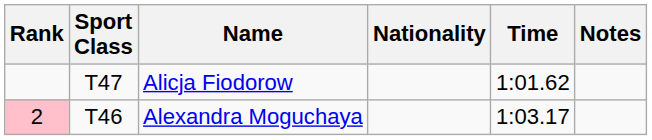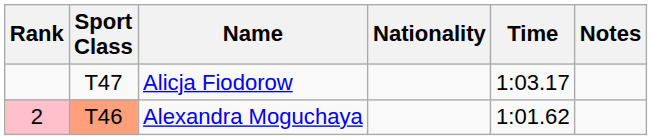(533, 81) 1:01.62 -> (533, 81) 1:03.17
(103, 116) no background -> (103, 116) lightsalmon background
(533, 116) 1:03.17 -> (533, 116) 1:01.62
